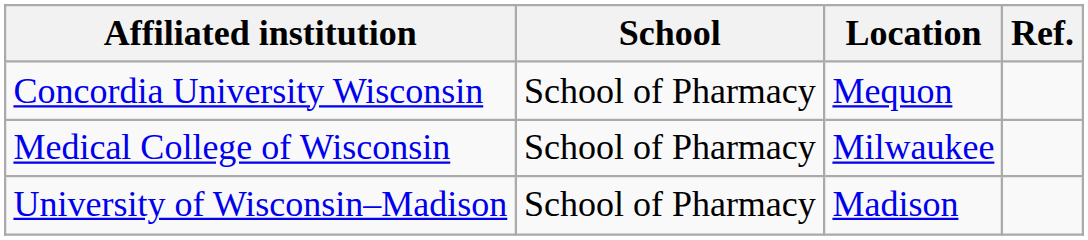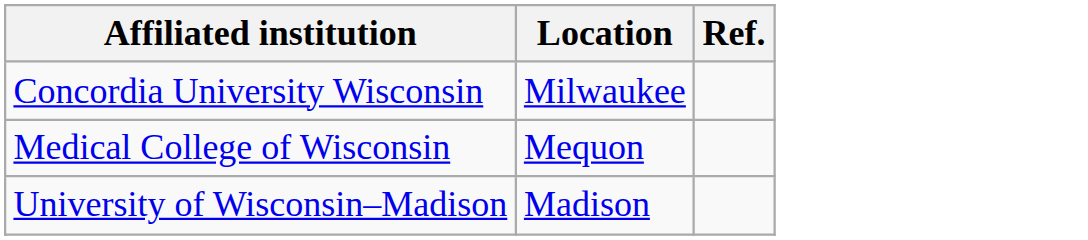- column: (670, 33)
(892, 90) Mequon -> (605, 90) Milwaukee
(913, 147) Milwaukee -> (584, 147) Mequon
